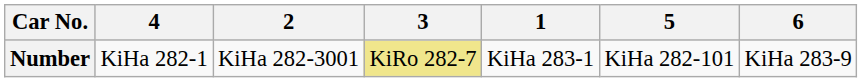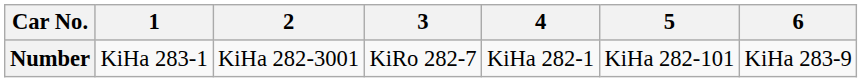columns swapped: (541, 22) <-> (154, 22)
(423, 58) khaki background -> (423, 58) no background
